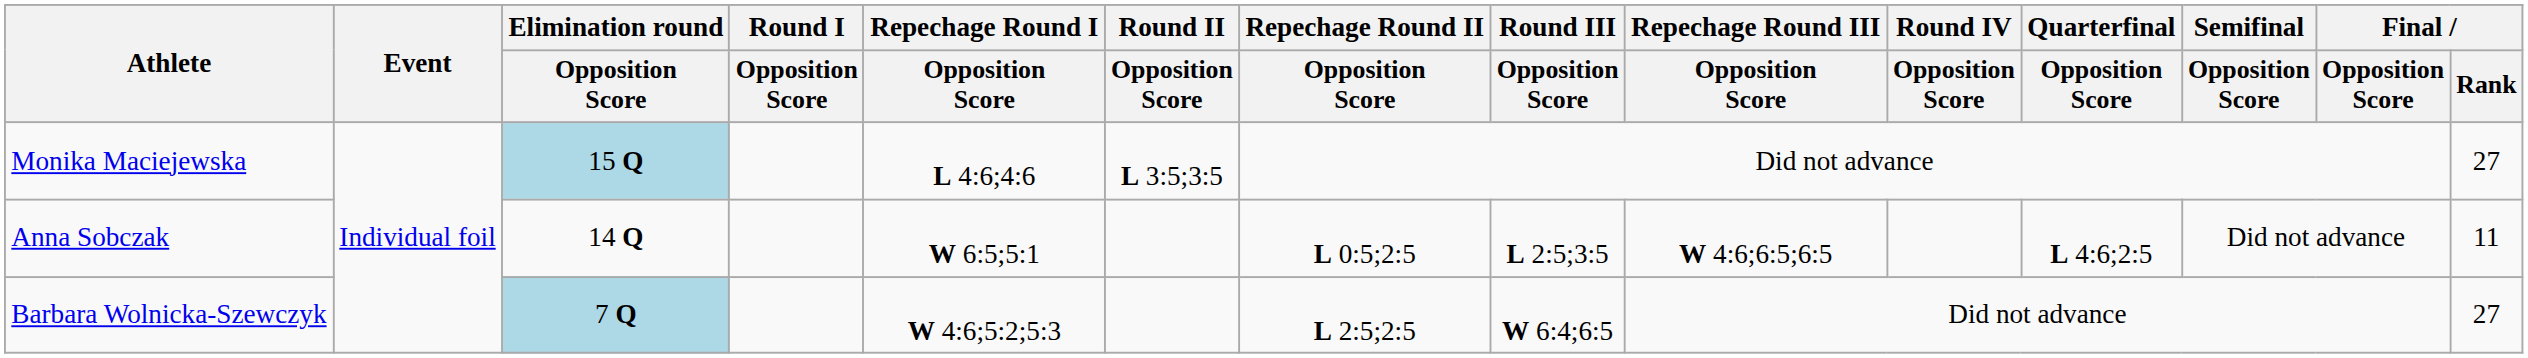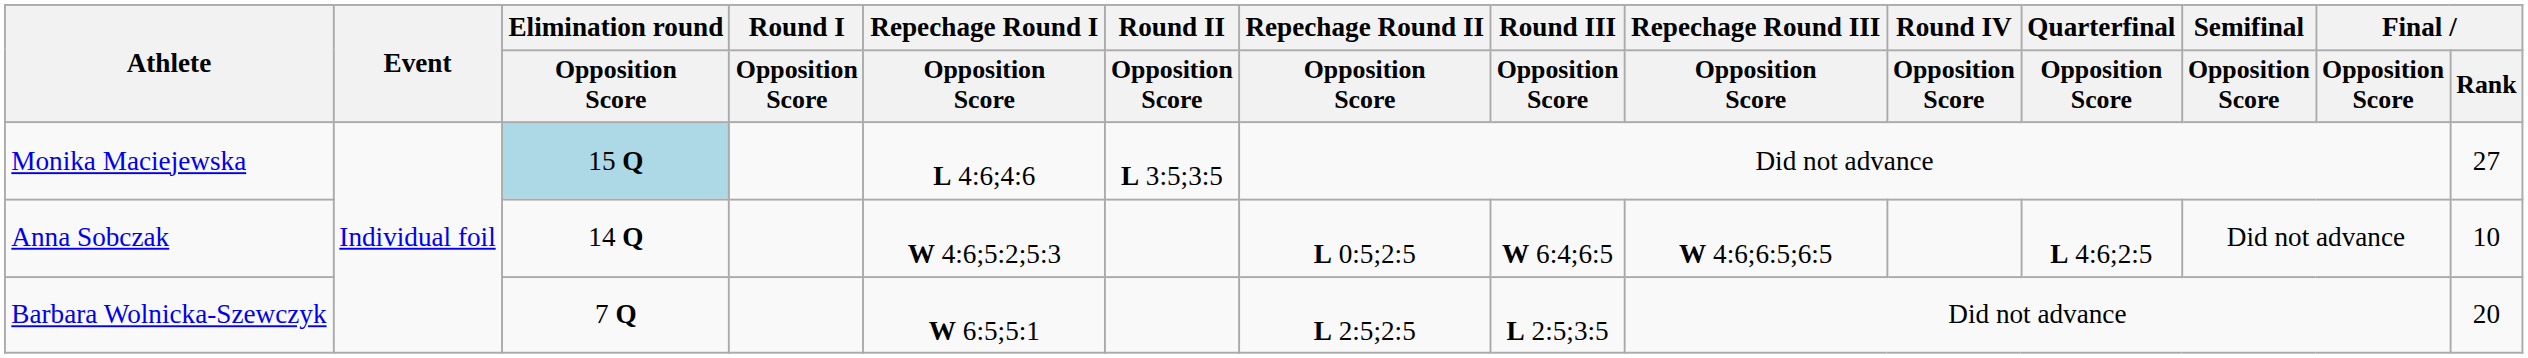(984, 254) W 6:5;5:1 -> (984, 254) W 4:6;5:2;5:3
(1558, 254) L 2:5;3:5 -> (1558, 254) W 6:4;6:5
(2486, 238) 11 -> (2486, 238) 10
(616, 315) lightblue background -> (616, 315) no background
(984, 331) W 4:6;5:2;5:3 -> (984, 331) W 6:5;5:1
(1558, 331) W 6:4;6:5 -> (1558, 331) L 2:5;3:5
(2486, 315) 27 -> (2486, 315) 20
